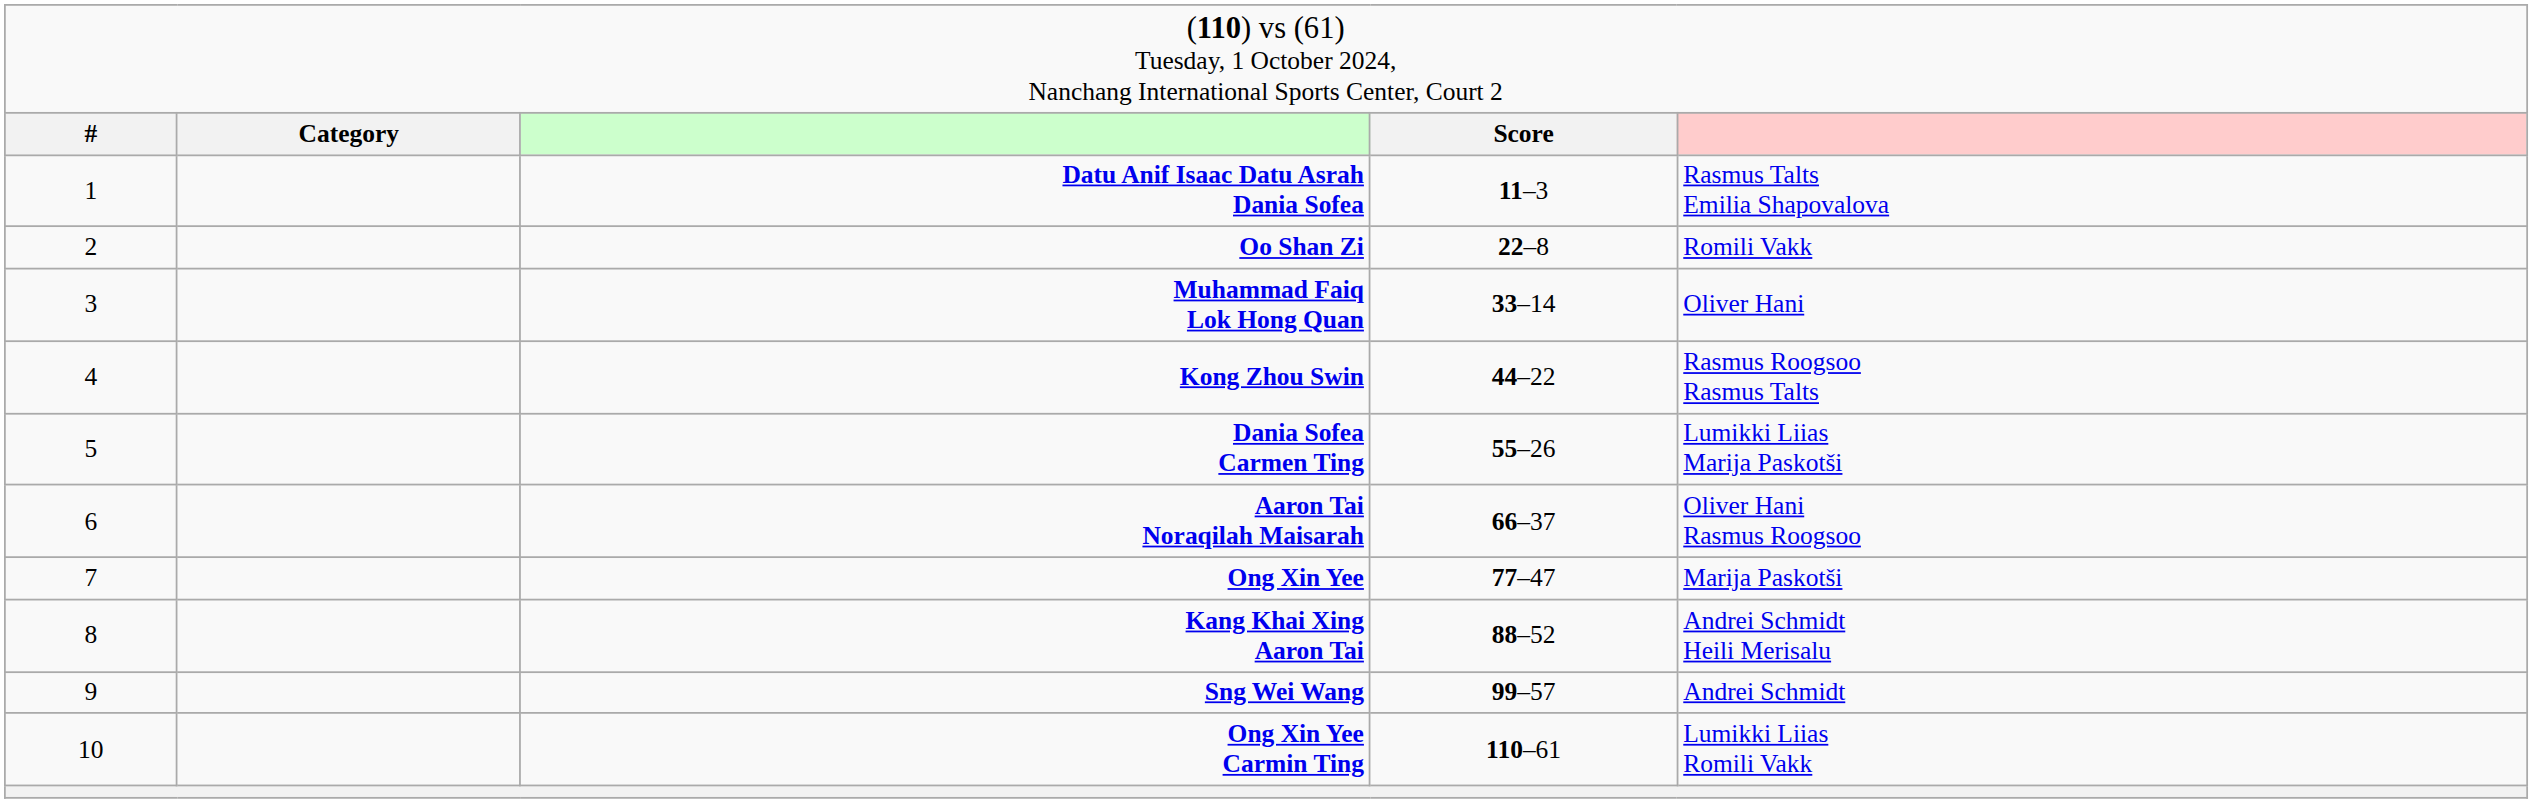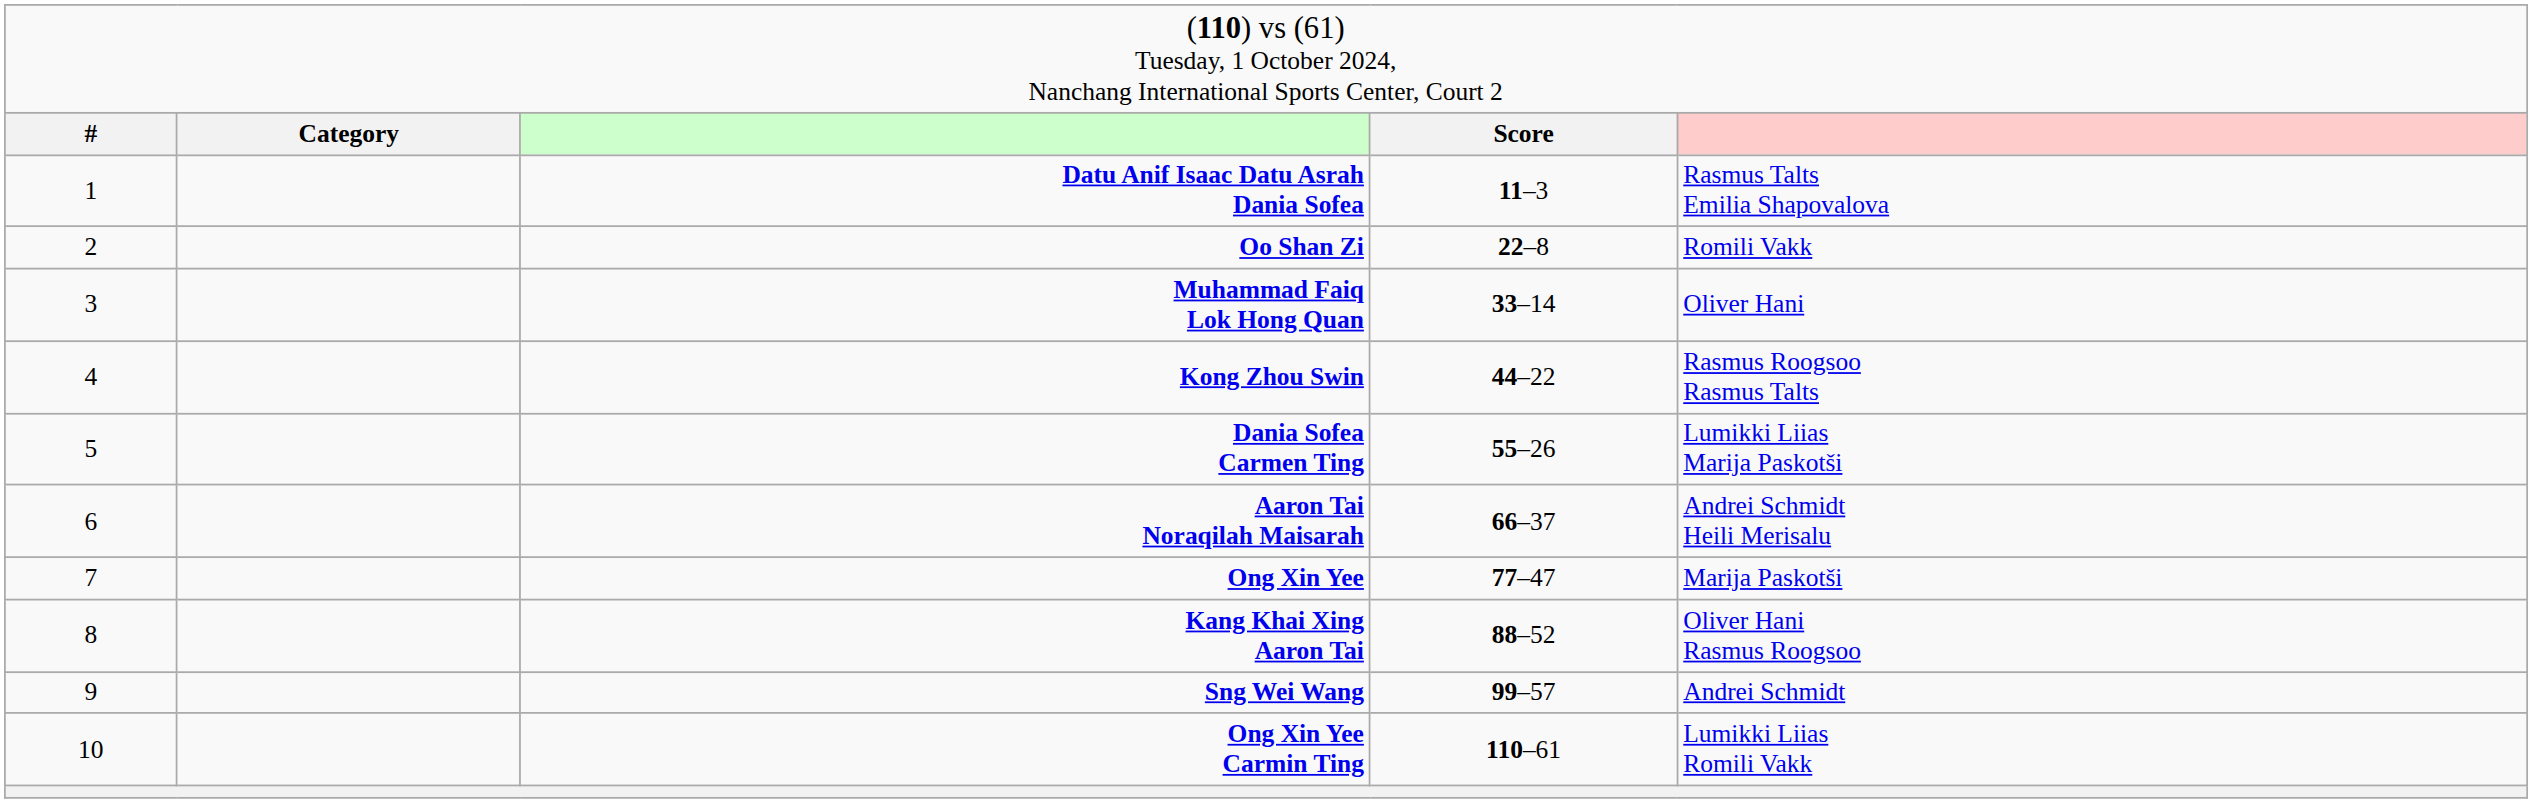(1772, 521) Oliver Hani Rasmus Roogsoo -> (1764, 521) Andrei Schmidt Heili Merisalu
(1764, 635) Andrei Schmidt Heili Merisalu -> (1772, 635) Oliver Hani Rasmus Roogsoo
